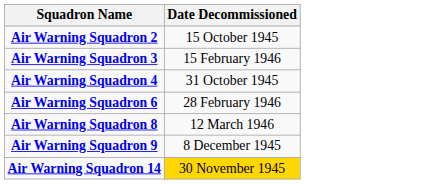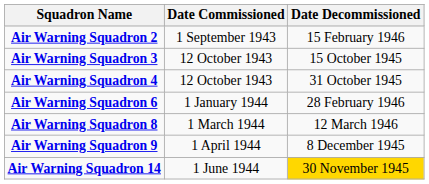+ column: (226, 15)
(232, 37) 15 October 1945 -> (356, 37) 15 February 1946
(232, 59) 15 February 1946 -> (356, 59) 15 October 1945
